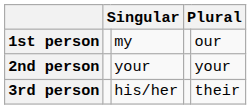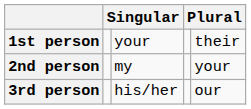(123, 42) my -> (132, 42) your
(208, 42) our -> (217, 42) their
(132, 67) your -> (123, 67) my
(217, 91) their -> (208, 91) our
